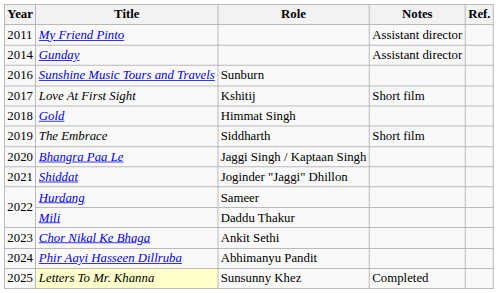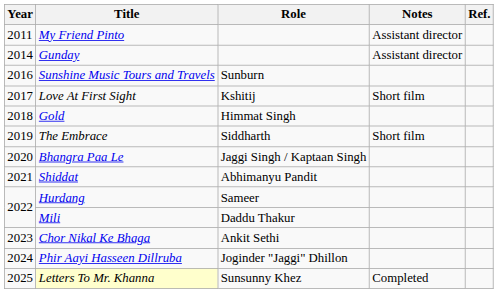(284, 177) Joginder "Jaggi" Dhillon -> (269, 177) Abhimanyu Pandit
(269, 258) Abhimanyu Pandit -> (284, 258) Joginder "Jaggi" Dhillon
